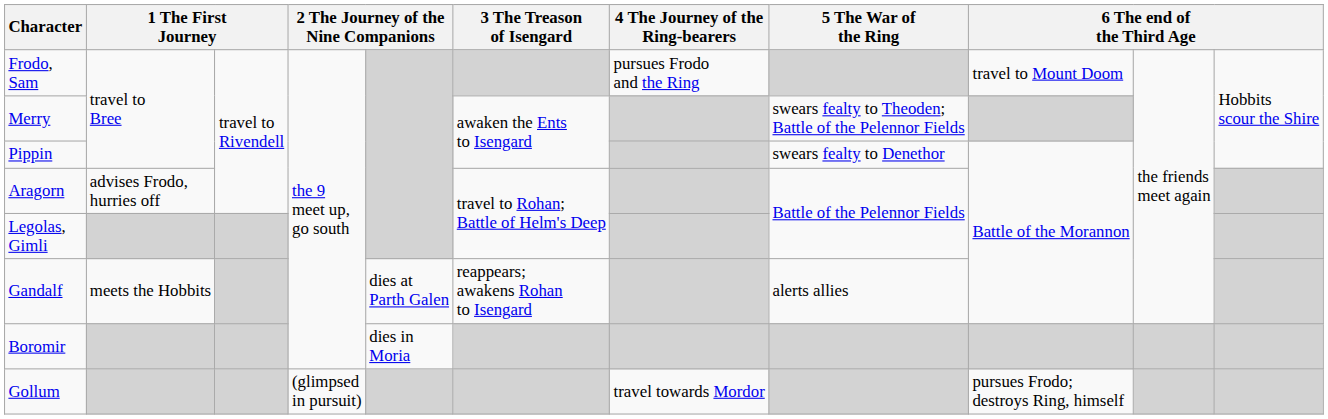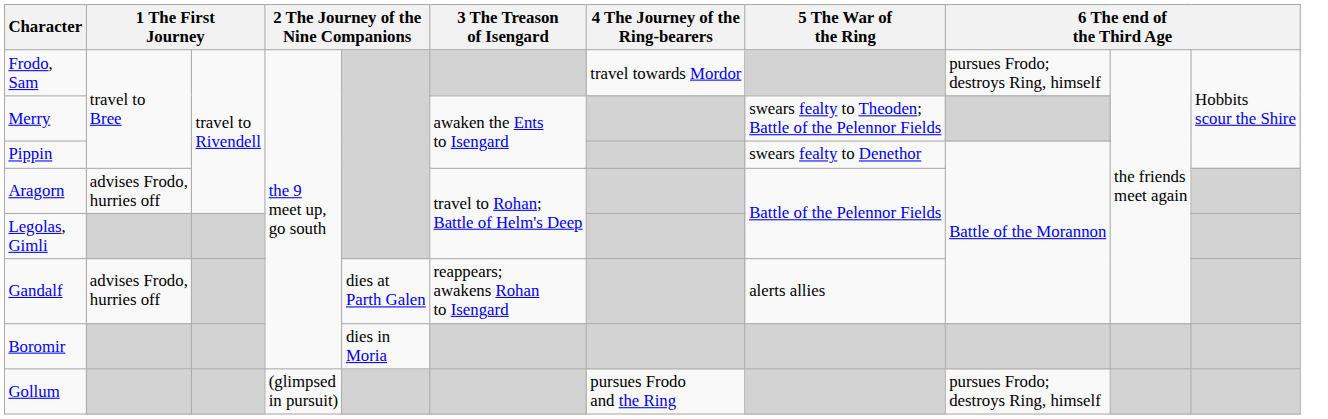(661, 72) pursues Frodo and the Ring -> (666, 72) travel towards Mordor
(1048, 72) travel to Mount Doom -> (1025, 72) pursues Frodo; destroys Ring, himself
(150, 291) meets the Hobbits -> (139, 291) advises Frodo, hurries off
(689, 391) travel towards Mordor -> (638, 391) pursues Frodo and the Ring
